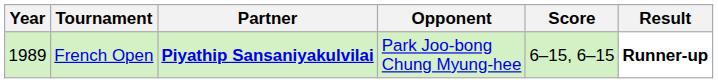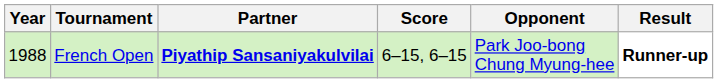columns swapped: (452, 18) <-> (572, 18)
(27, 55) 1989 -> (27, 55) 1988
